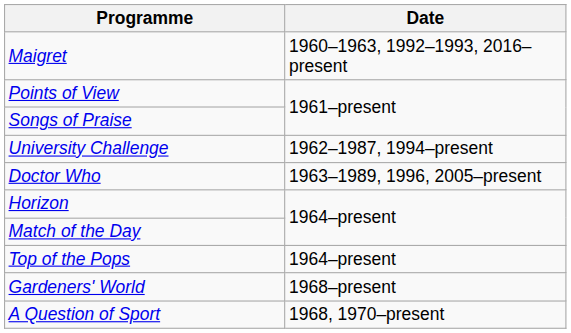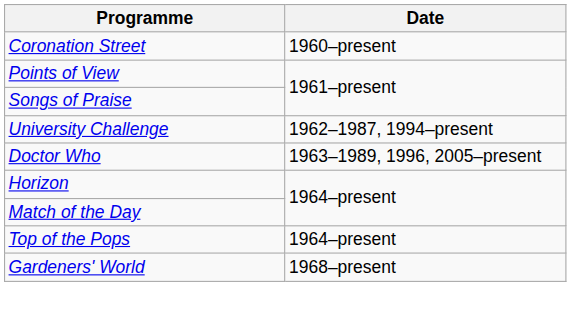+ row: (77, 45)
- row: (38, 55)
- row: (84, 314)
